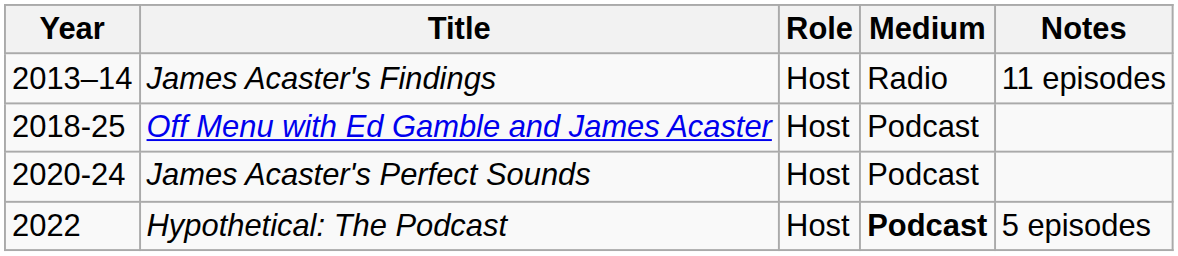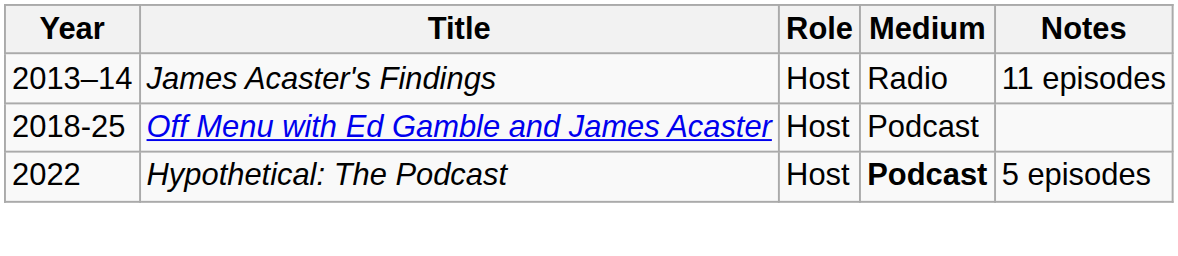- row: (369, 175)
